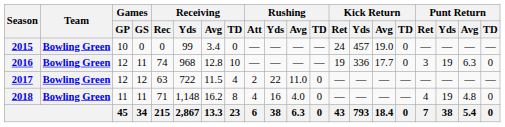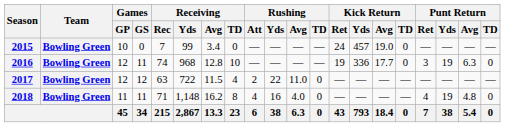(162, 46) 0 -> (162, 46) 7
